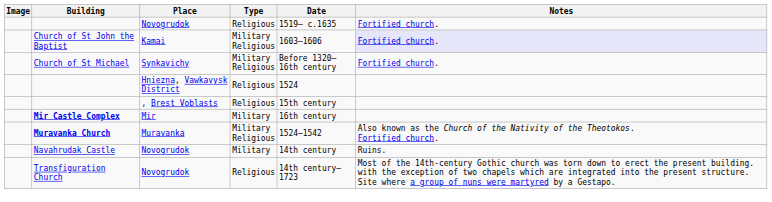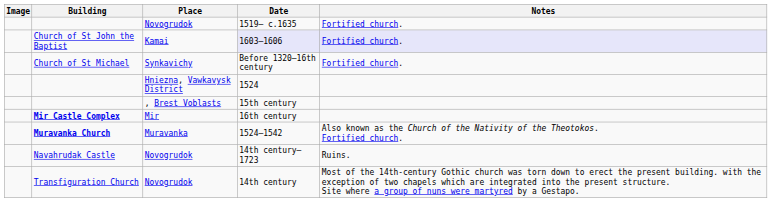- column: (254, 11)
(300, 41) no background -> (261, 41) lavender background
(308, 151) 14th century -> (270, 155) 14th century–1723
(310, 173) 14th century–1723 -> (268, 182) 14th century
